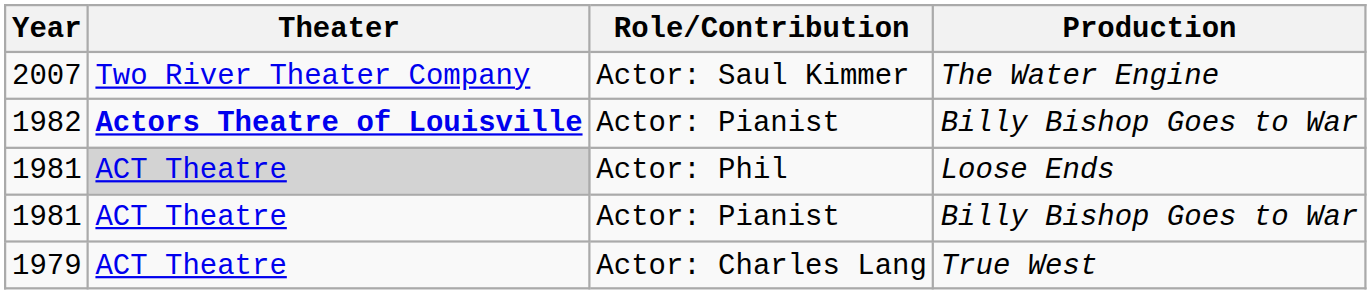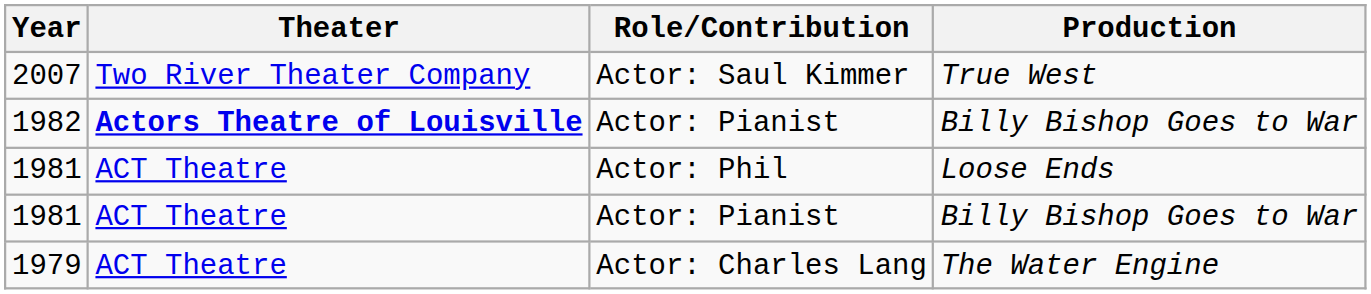(1080, 76) The Water Engine -> (1019, 76) True West
(191, 170) lightgrey background -> (191, 170) no background
(1019, 265) True West -> (1080, 265) The Water Engine
